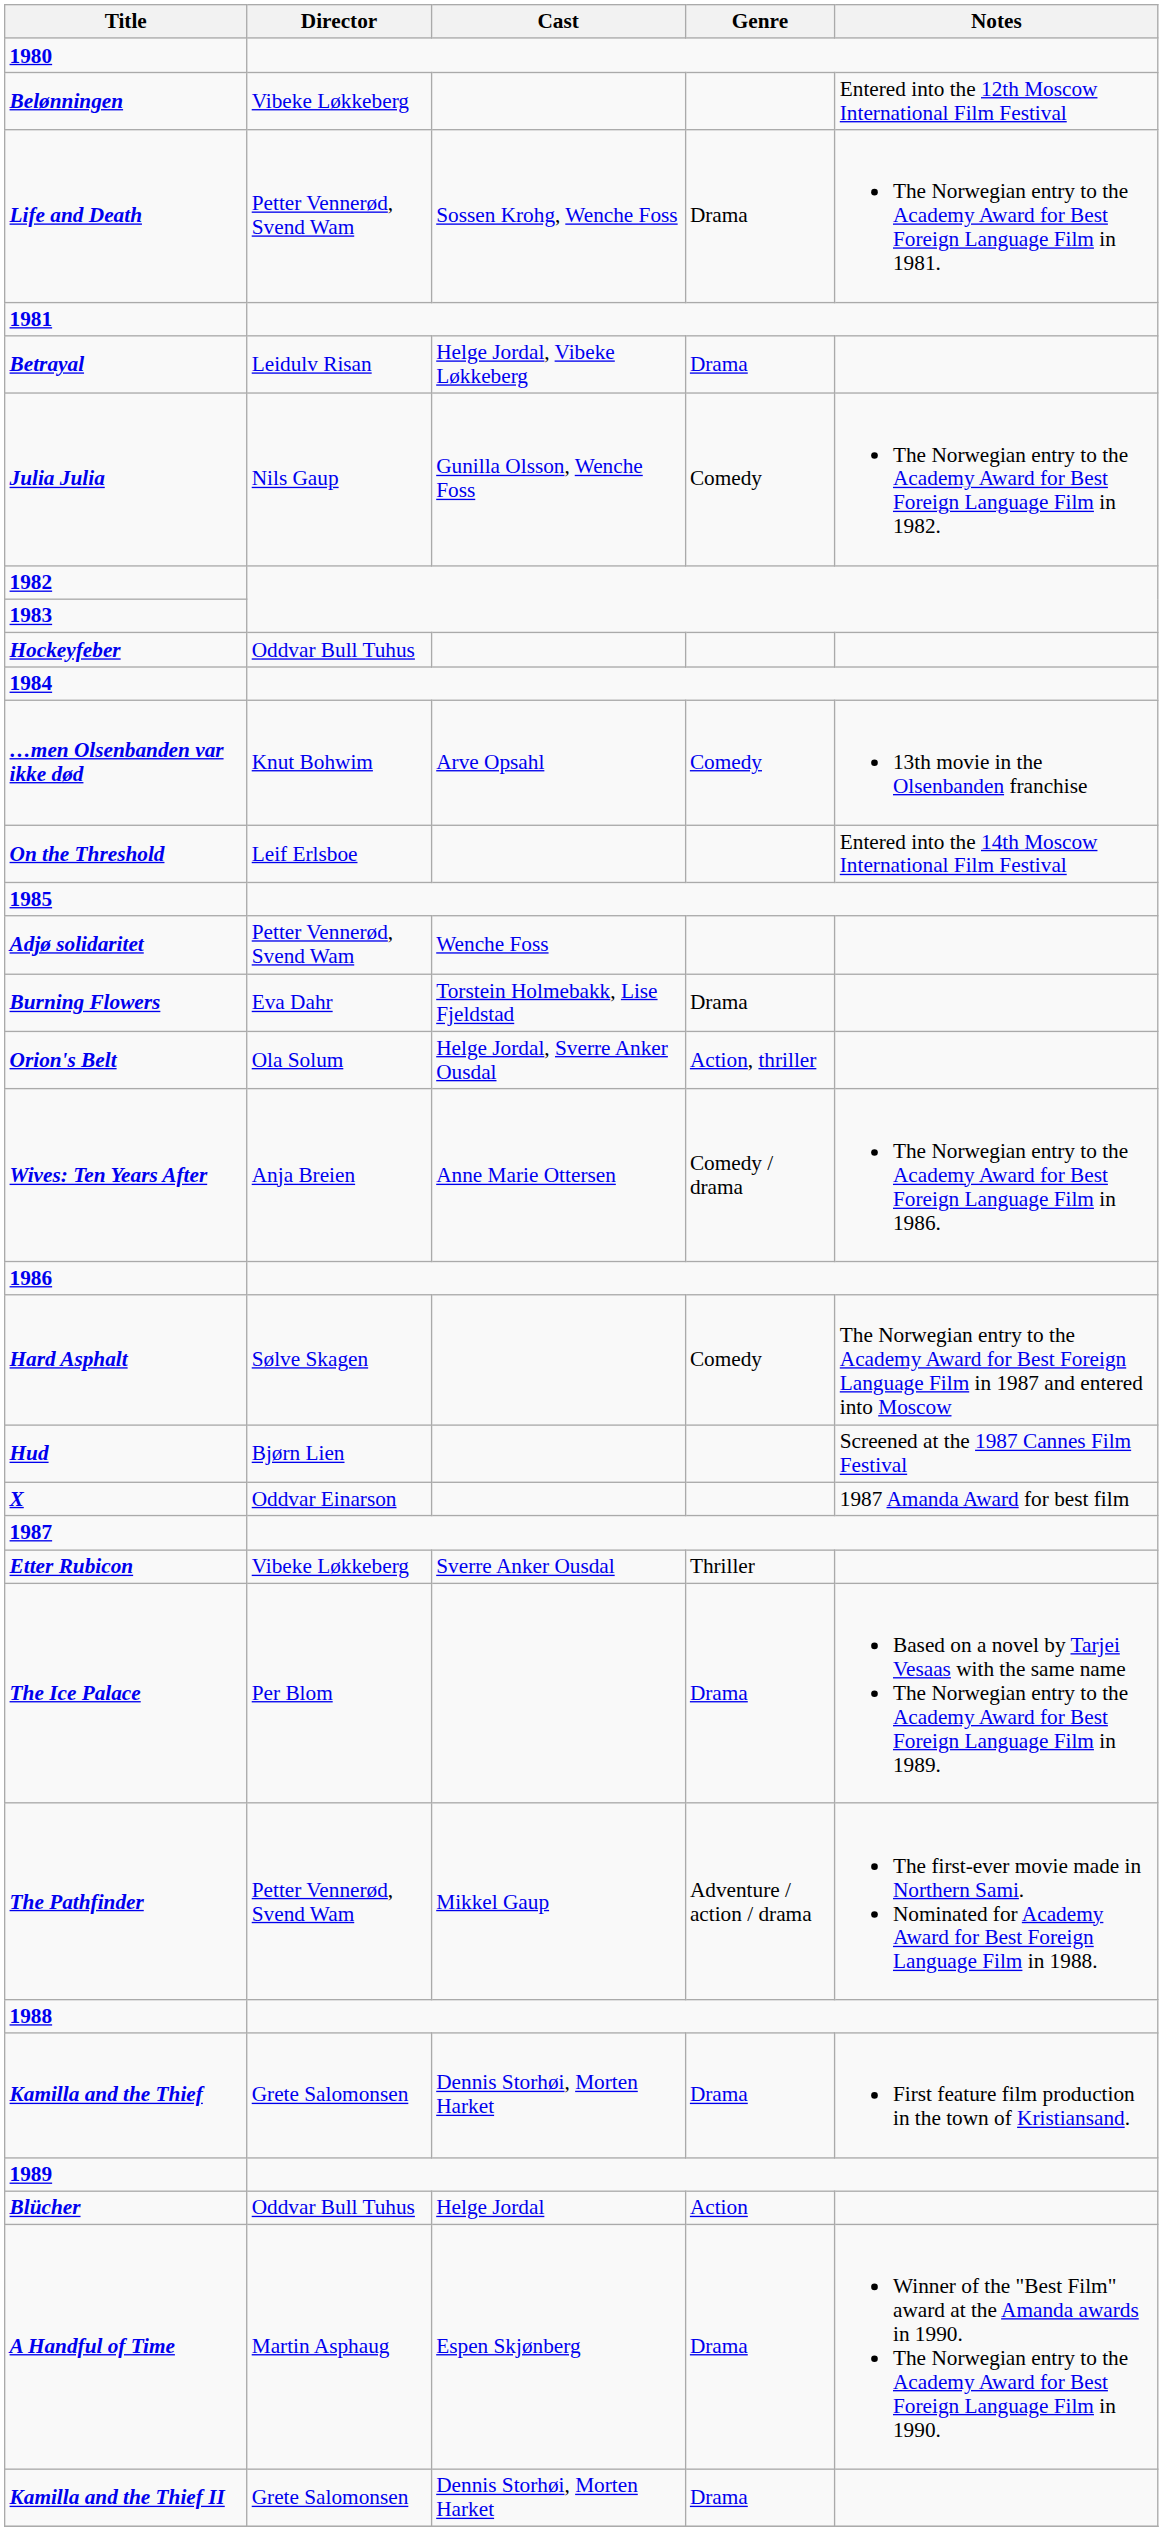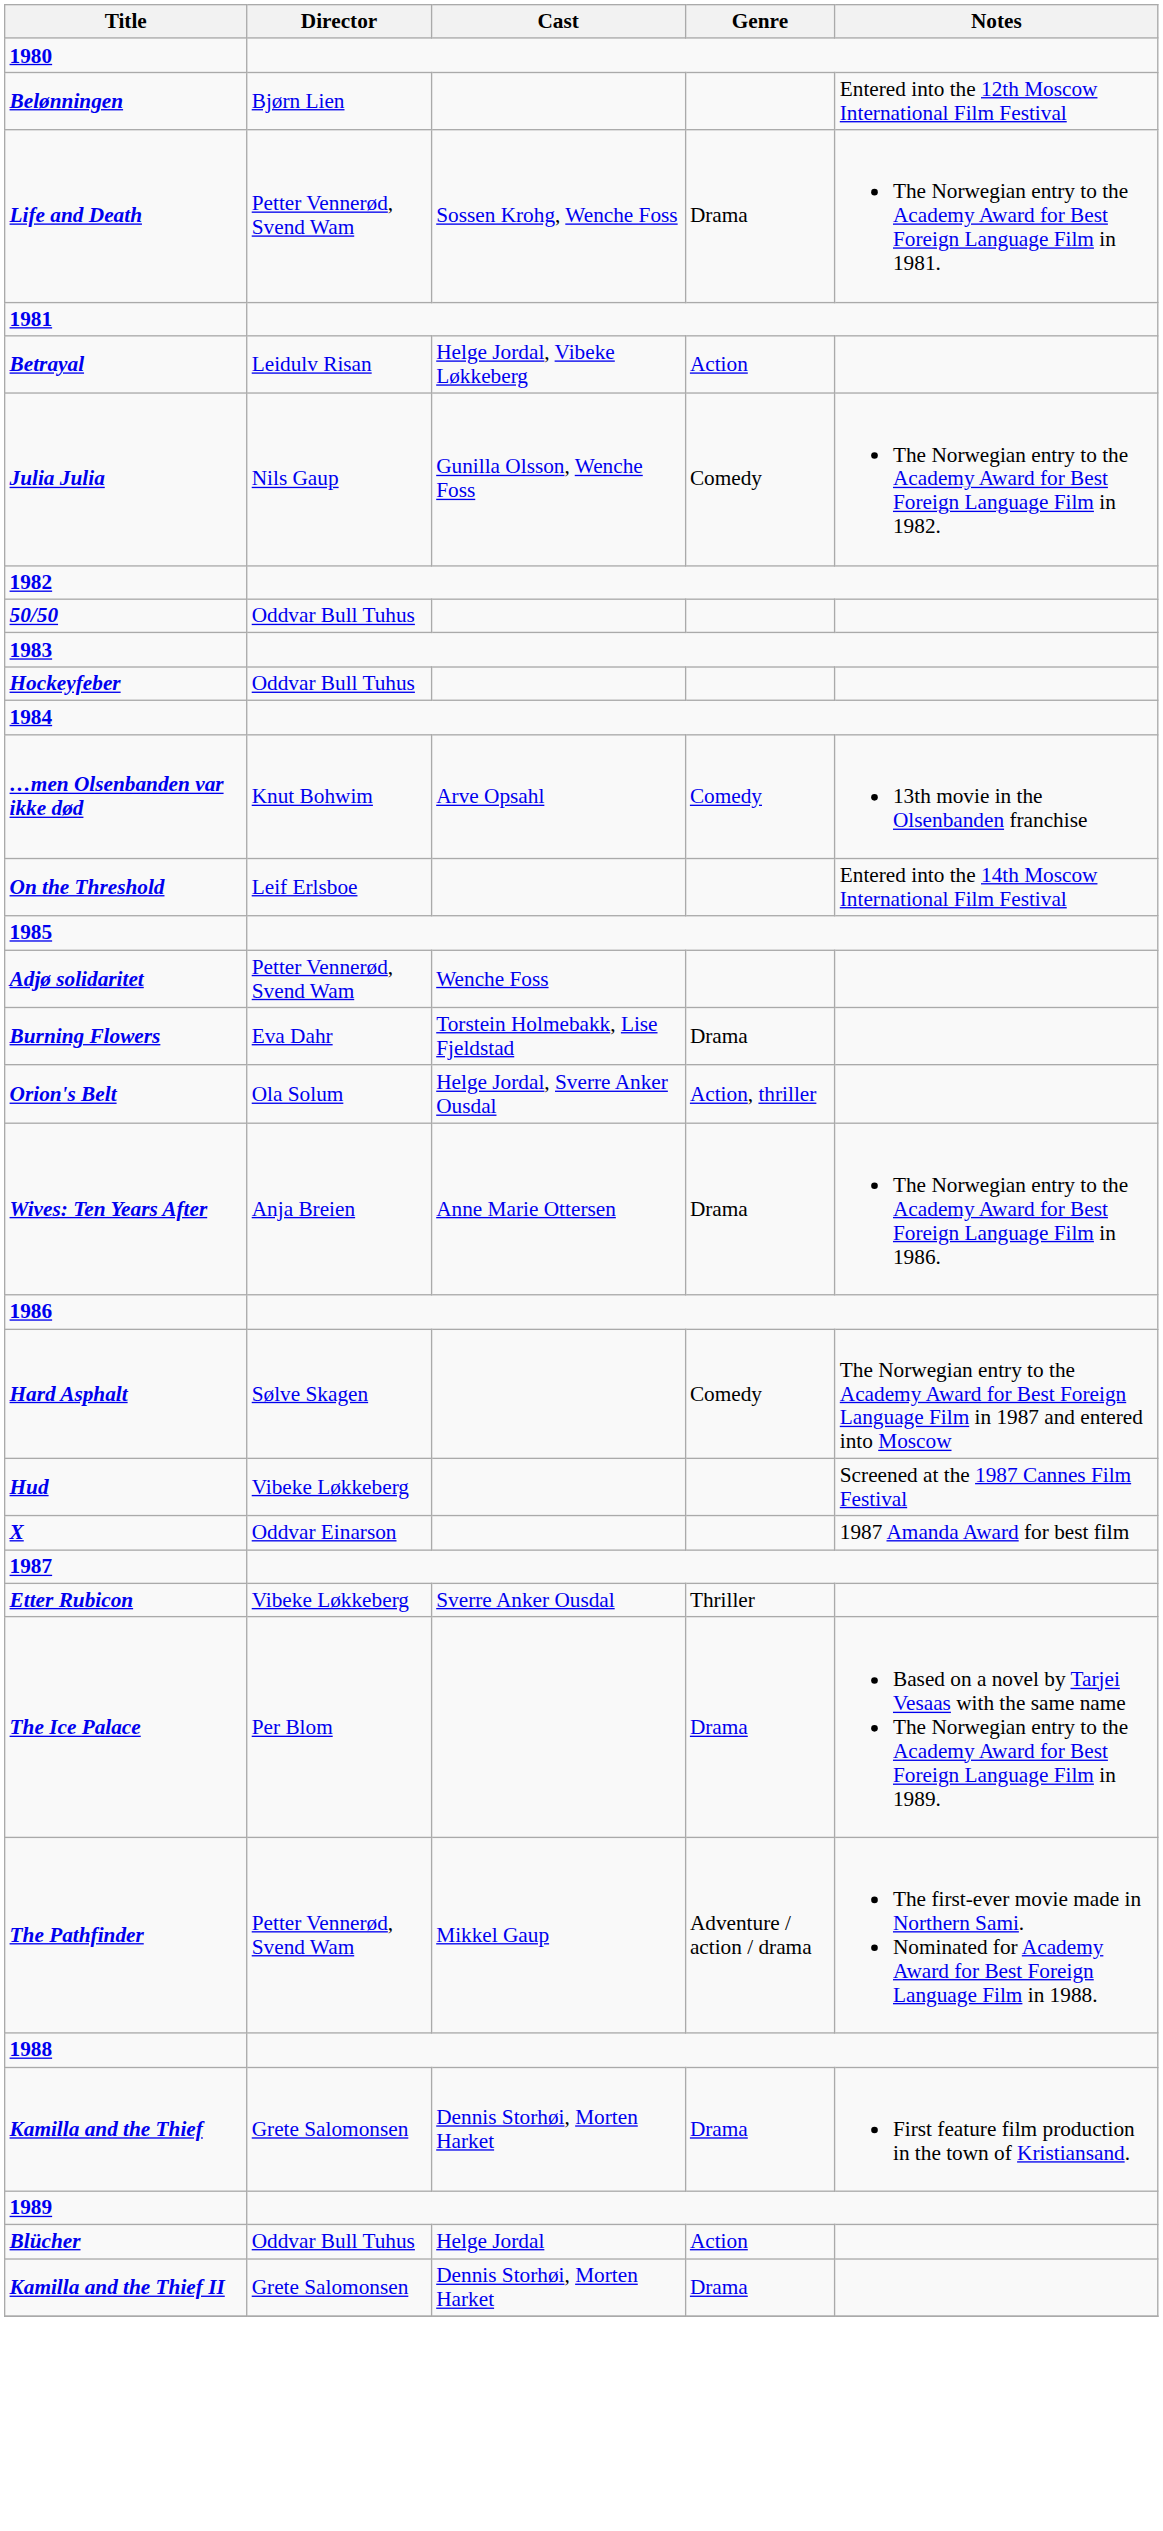(330, 100) Vibeke Løkkeberg -> (298, 100) Bjørn Lien
(719, 364) Drama -> (719, 364) Action
+ row: (34, 615)
(732, 1174) Comedy / drama -> (719, 1208) Drama
(298, 1453) Bjørn Lien -> (330, 1486) Vibeke Løkkeberg
- row: (92, 2346)
